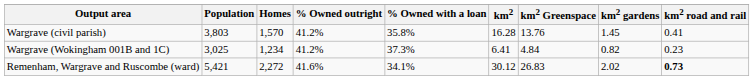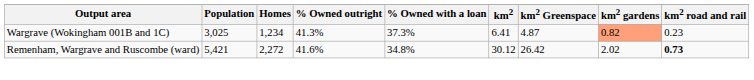- row: (56, 32)
(310, 49) 41.2% -> (310, 32) 41.3%
(530, 49) 4.84 -> (530, 32) 4.87
(610, 49) no background -> (610, 32) lightsalmon background
(401, 66) 34.1% -> (401, 49) 34.8%
(533, 66) 26.83 -> (533, 49) 26.42
